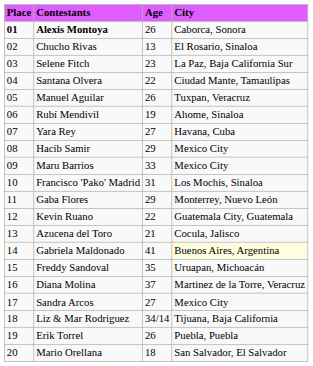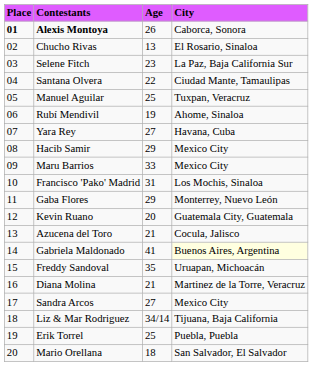(150, 98) 26 -> (150, 98) 25
(150, 217) 22 -> (150, 217) 20
(150, 285) 37 -> (150, 285) 21
(150, 336) 26 -> (150, 336) 25
